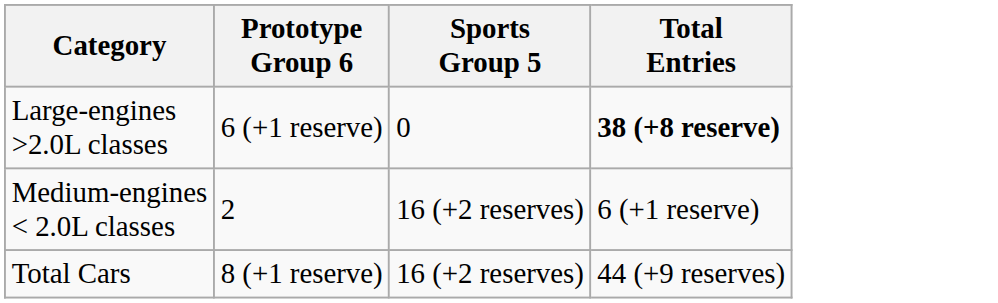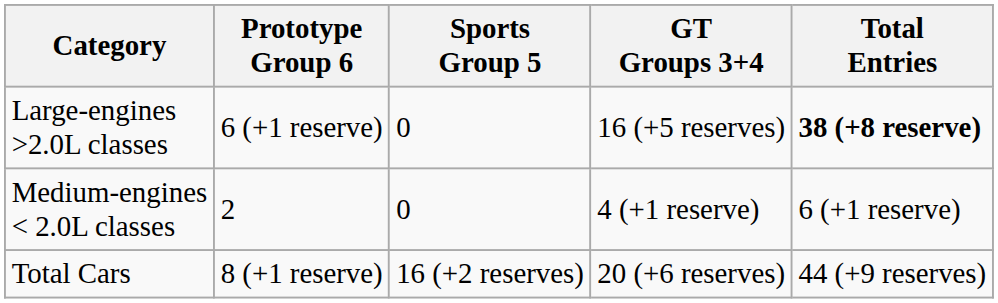+ column: (691, 45)
(490, 209) 16 (+2 reserves) -> (403, 209) 0
